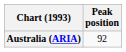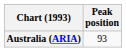(102, 39) 92 -> (102, 39) 93
